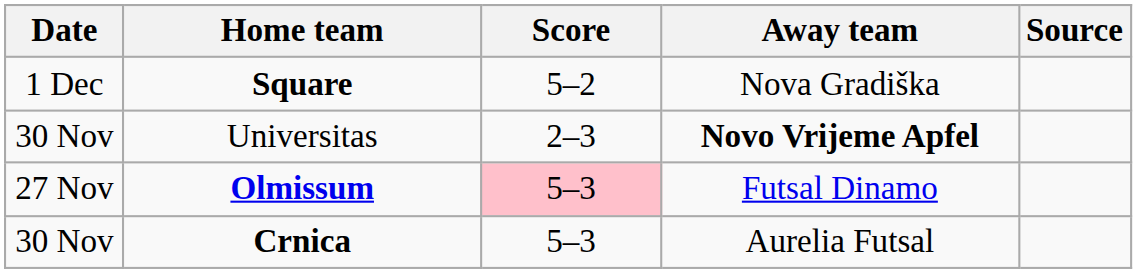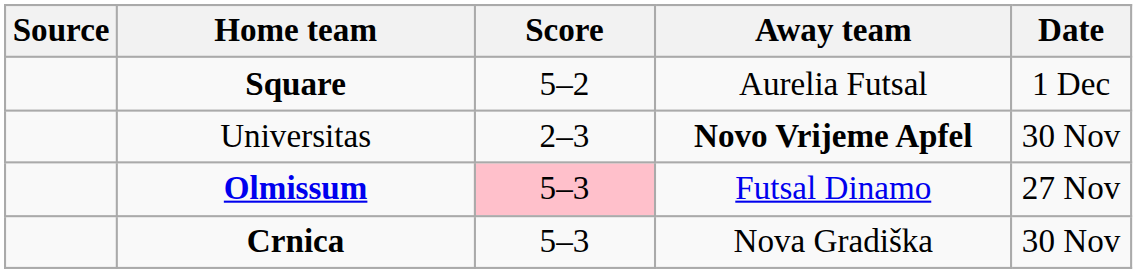columns swapped: (64, 30) <-> (1074, 30)
(840, 83) Nova Gradiška -> (833, 83) Aurelia Futsal
(840, 240) Aurelia Futsal -> (833, 240) Nova Gradiška
